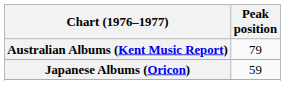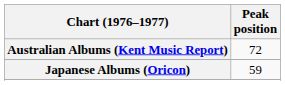(255, 49) 79 -> (255, 49) 72
